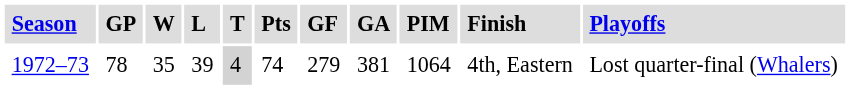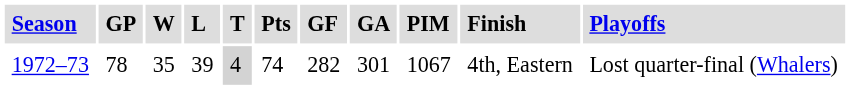(324, 65) 279 -> (324, 65) 282
(374, 65) 381 -> (374, 65) 301
(429, 65) 1064 -> (429, 65) 1067
